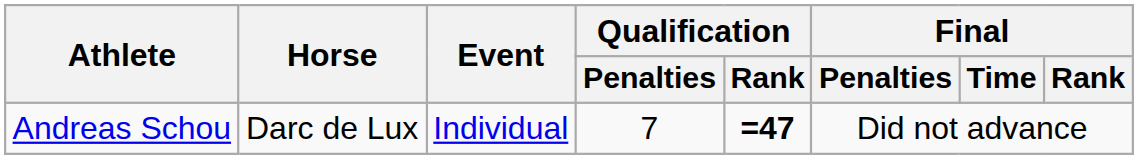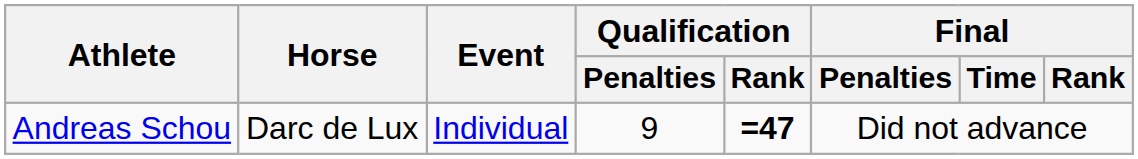(650, 129) 7 -> (650, 129) 9
